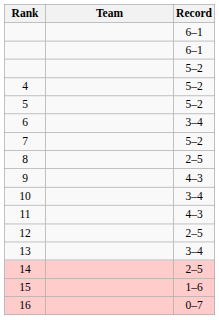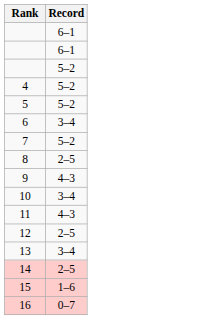- column: (110, 13)
